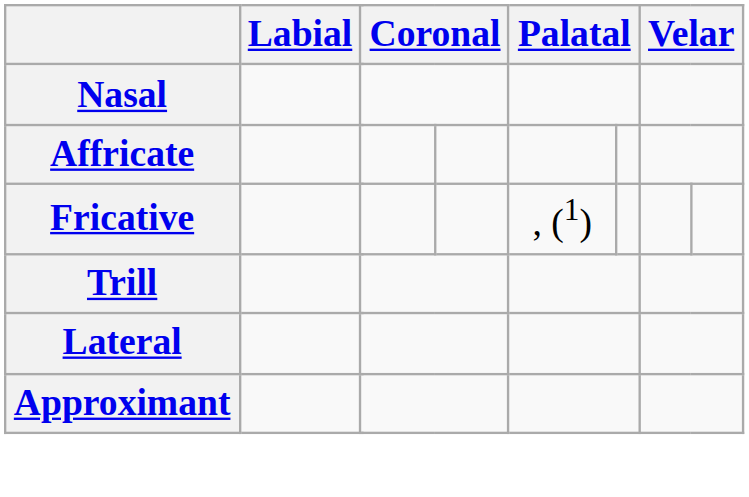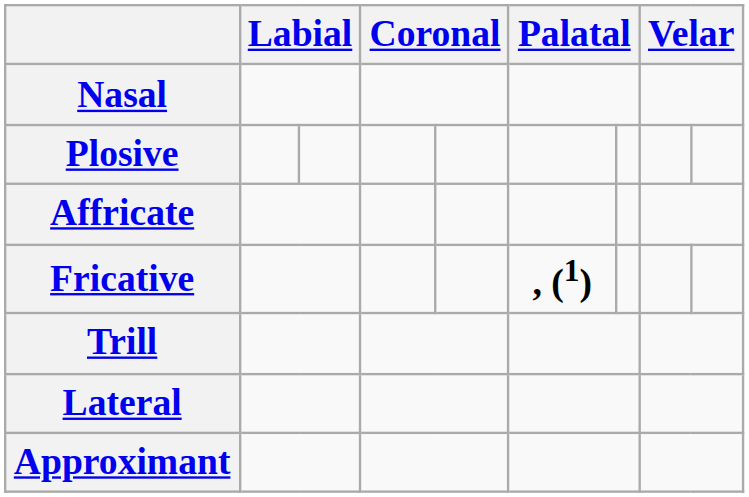+ row: (122, 153)
(562, 218) normal -> (562, 277) bold
